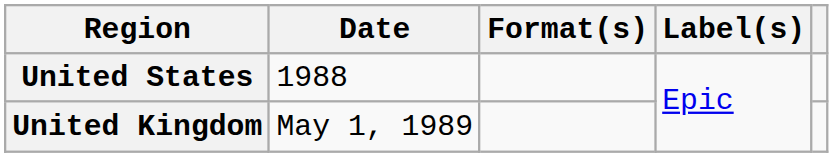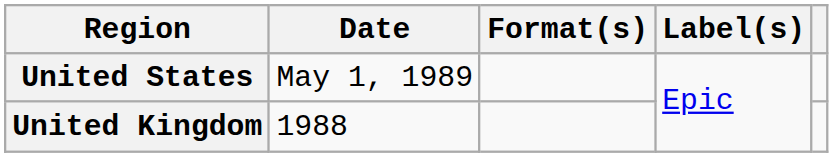(312, 78) 1988 -> (375, 78) May 1, 1989
(375, 126) May 1, 1989 -> (312, 126) 1988
